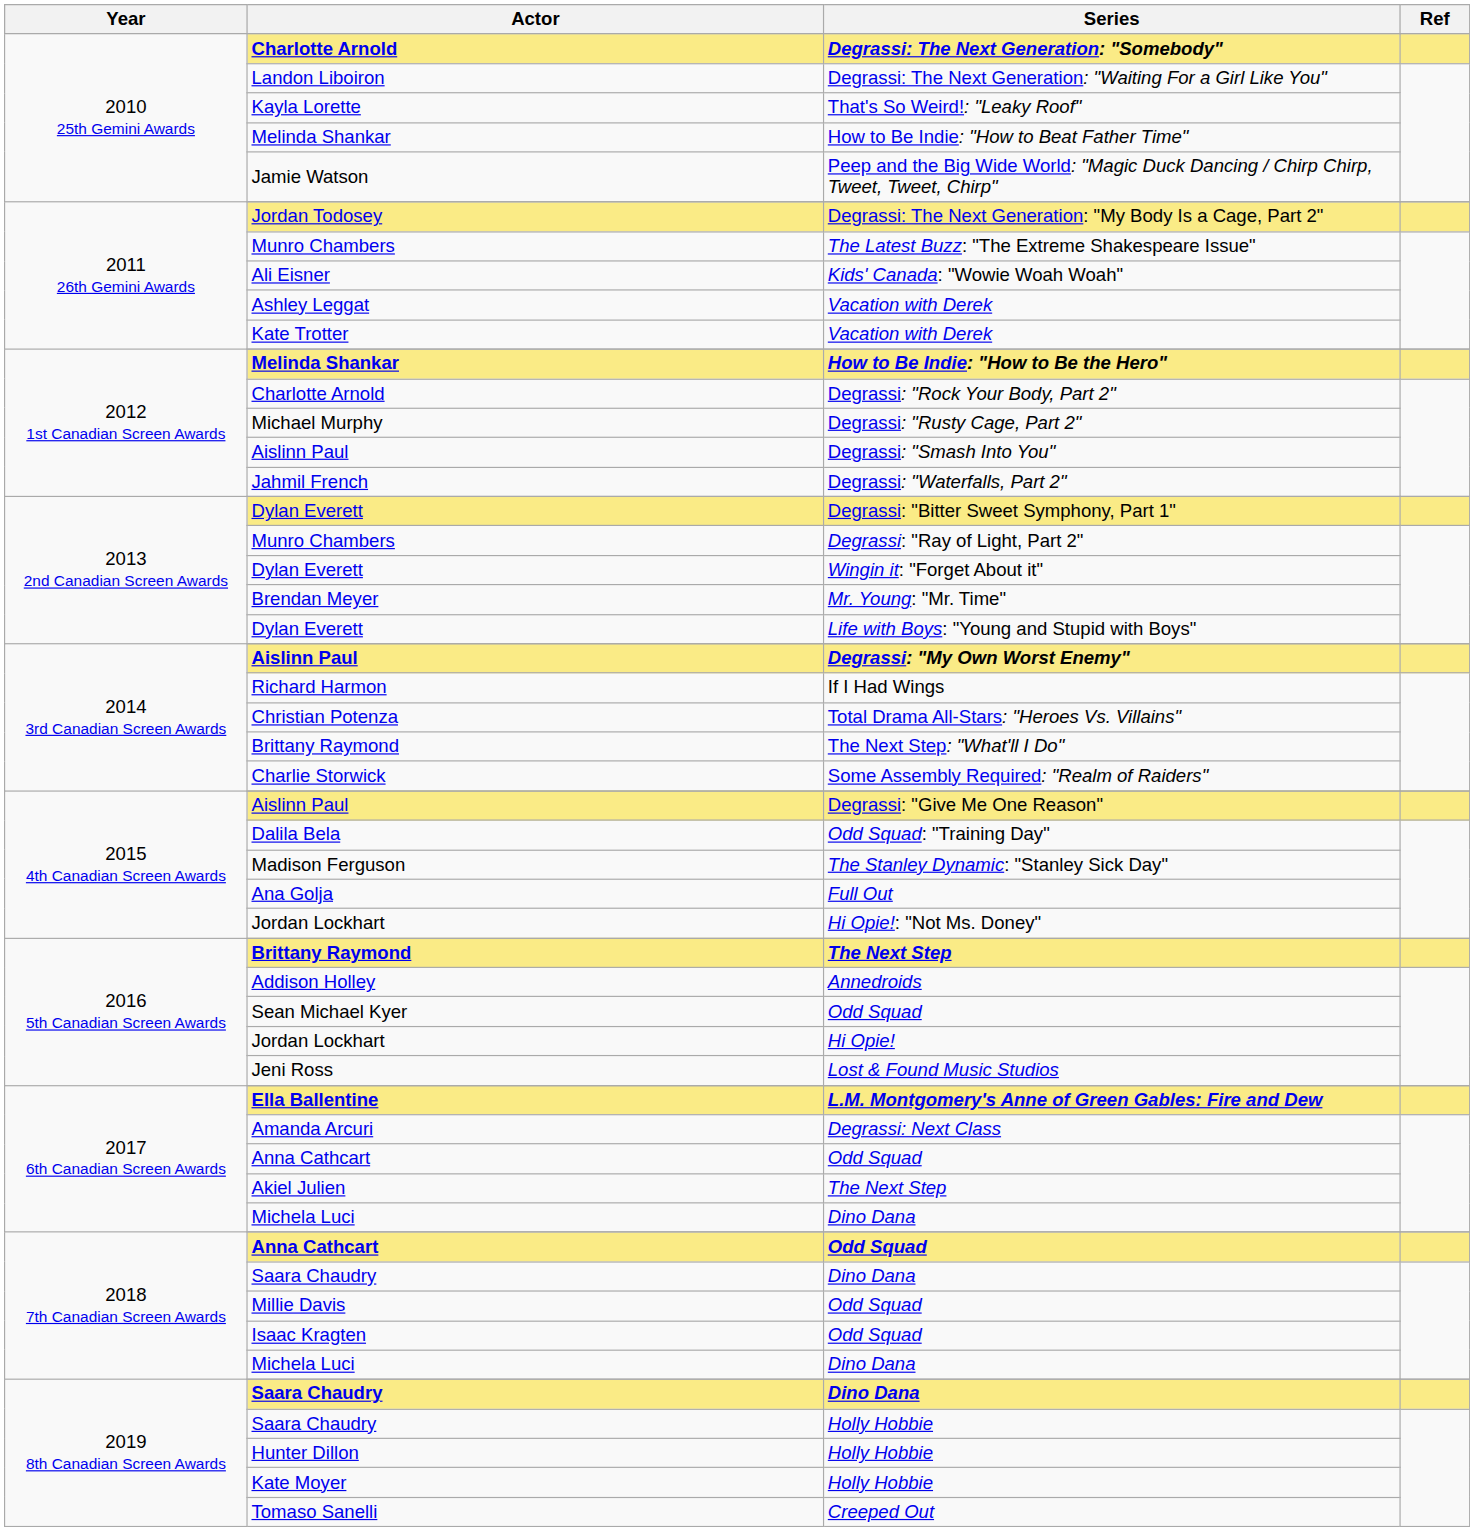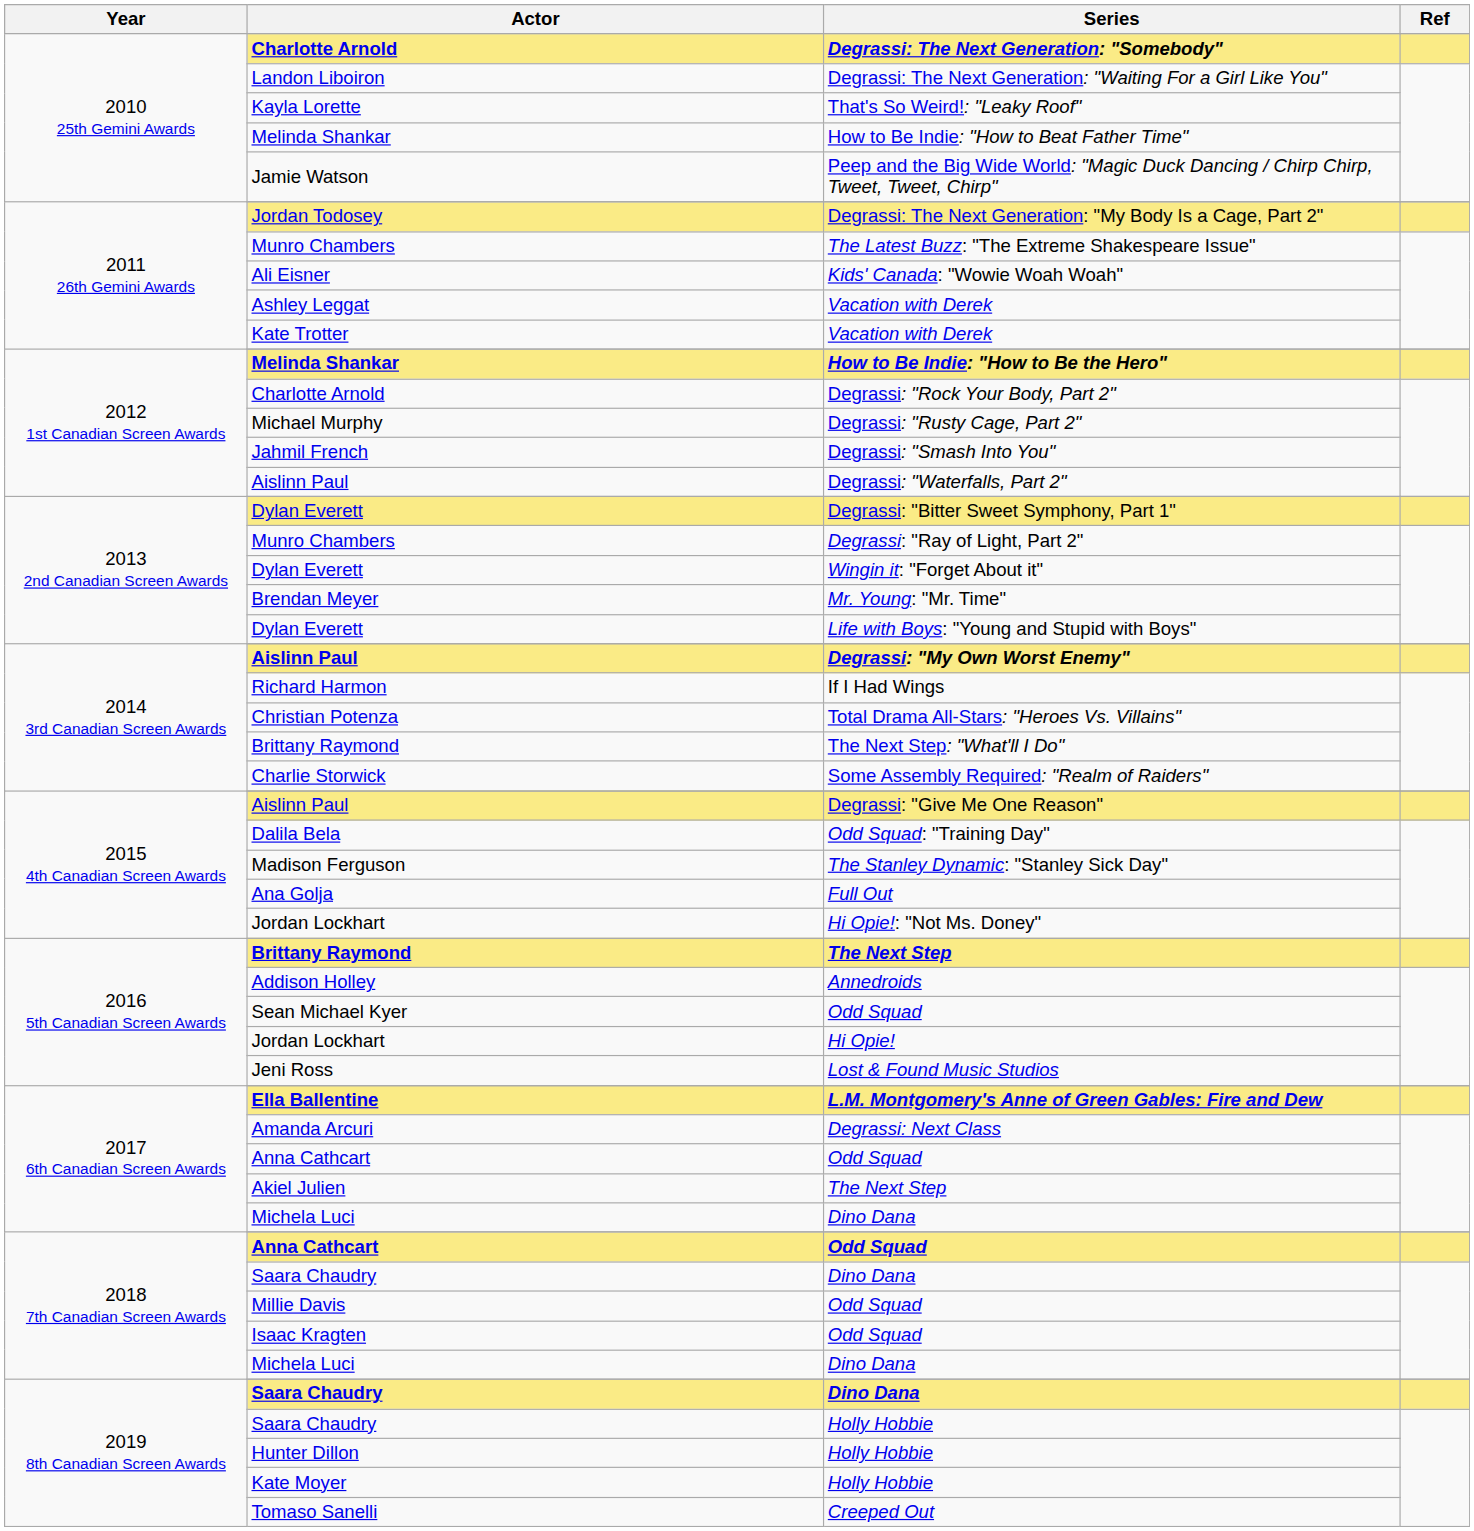(300, 452) Aislinn Paul -> (310, 452) Jahmil French
(310, 481) Jahmil French -> (300, 481) Aislinn Paul
